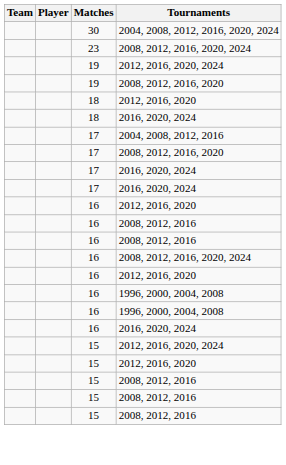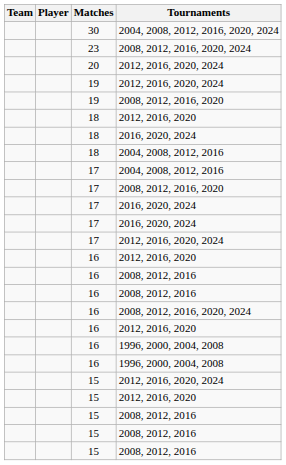+ row: (94, 65)
+ row: (94, 153)
+ row: (94, 240)
- row: (94, 328)
